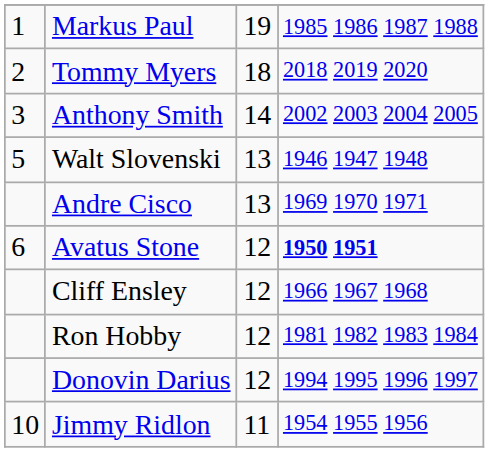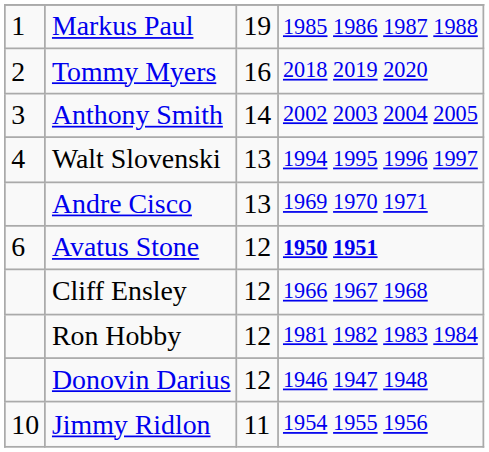(257, 70) 18 -> (257, 70) 16
(18, 159) 5 -> (18, 159) 4
(355, 159) 1946 1947 1948 -> (380, 159) 1994 1995 1996 1997
(380, 379) 1994 1995 1996 1997 -> (355, 379) 1946 1947 1948
